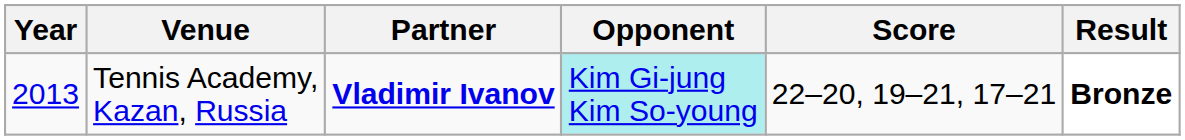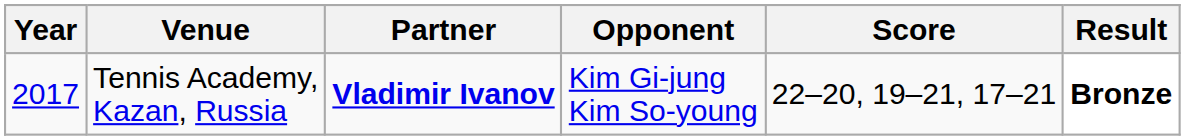(46, 93) 2013 -> (46, 93) 2017
(663, 93) paleturquoise background -> (663, 93) no background
